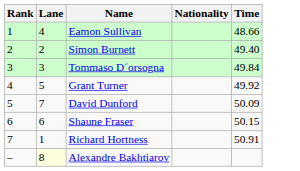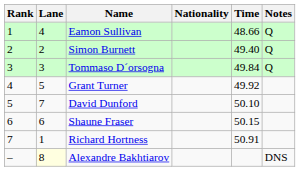+ column: (278, 13)
(247, 103) 50.09 -> (247, 103) 50.10
